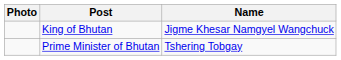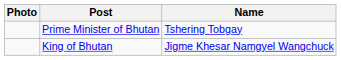rows swapped: (77, 30) <-> (101, 47)
